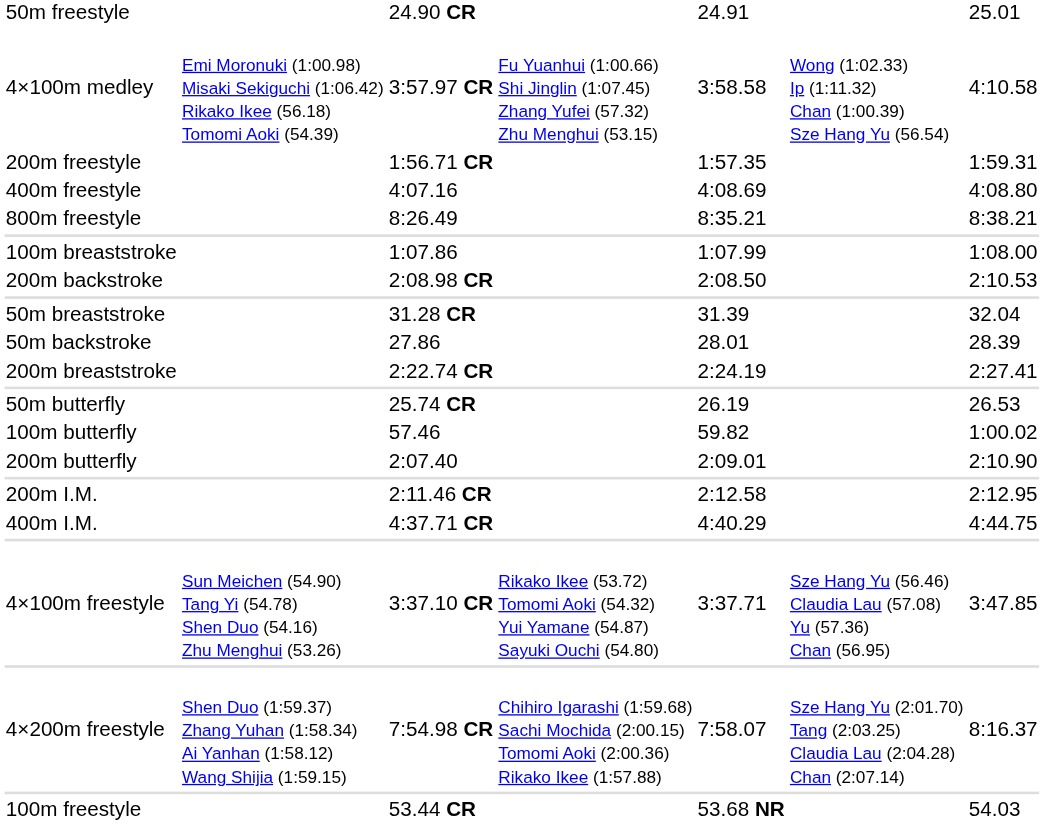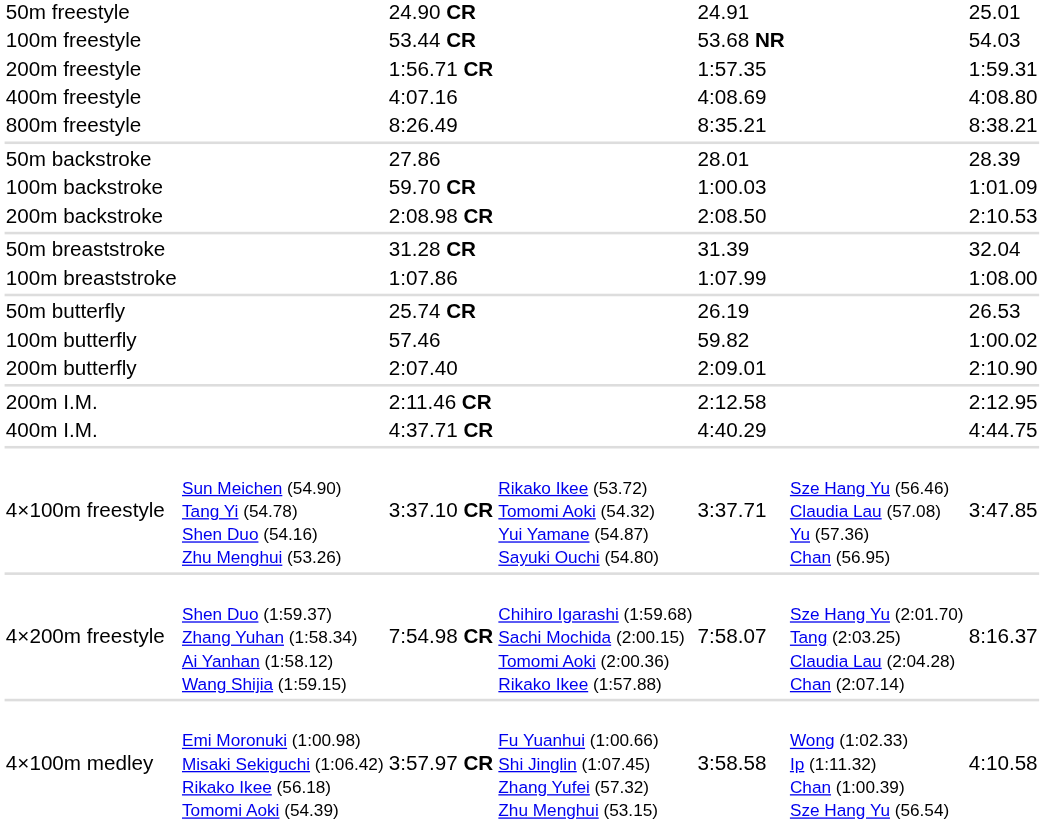rows swapped: (74, 809) <-> (80, 87)
rows swapped: (79, 342) <-> (91, 252)
+ row: (84, 187)
- row: (91, 370)
